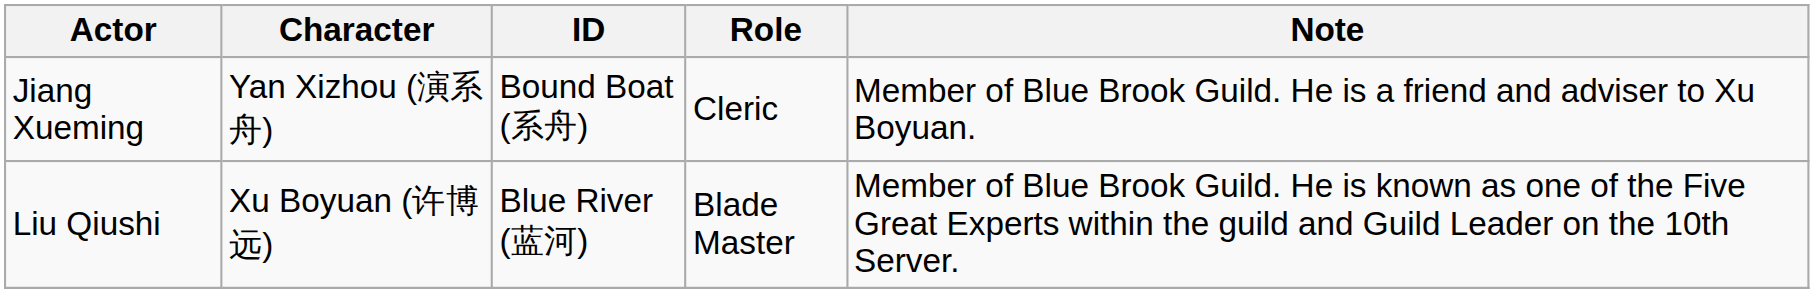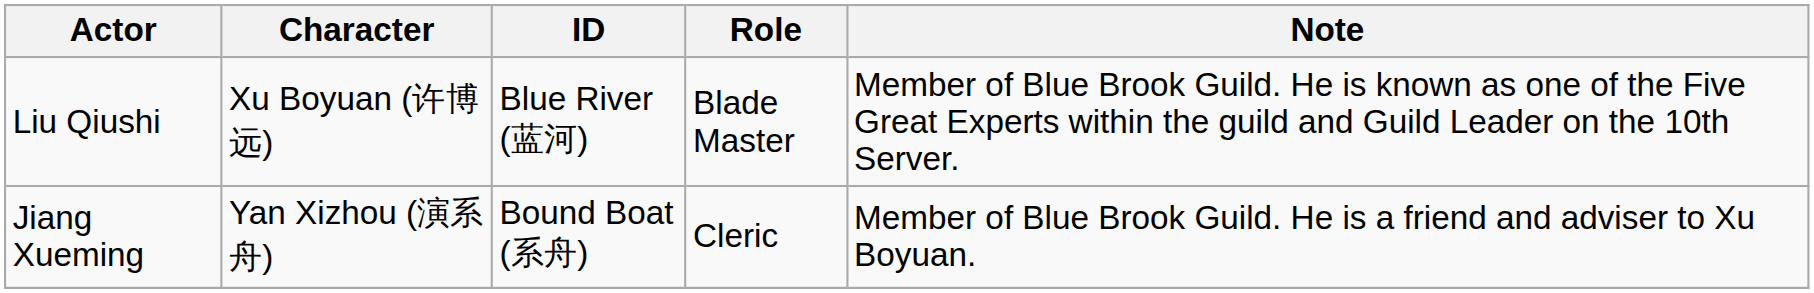rows swapped: (87, 223) <-> (78, 108)
